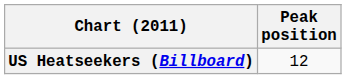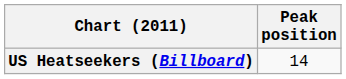(299, 61) 12 -> (299, 61) 14
